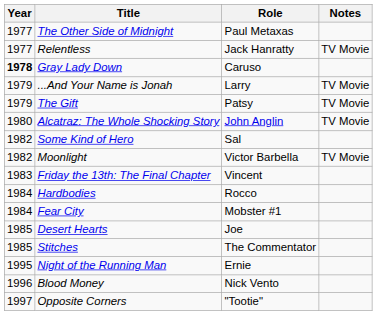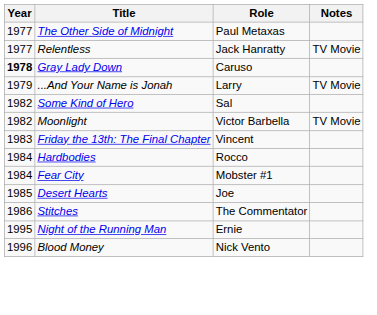- row: (58, 103)
- row: (128, 121)
(20, 247) 1985 -> (20, 211) 1986
- row: (82, 301)
